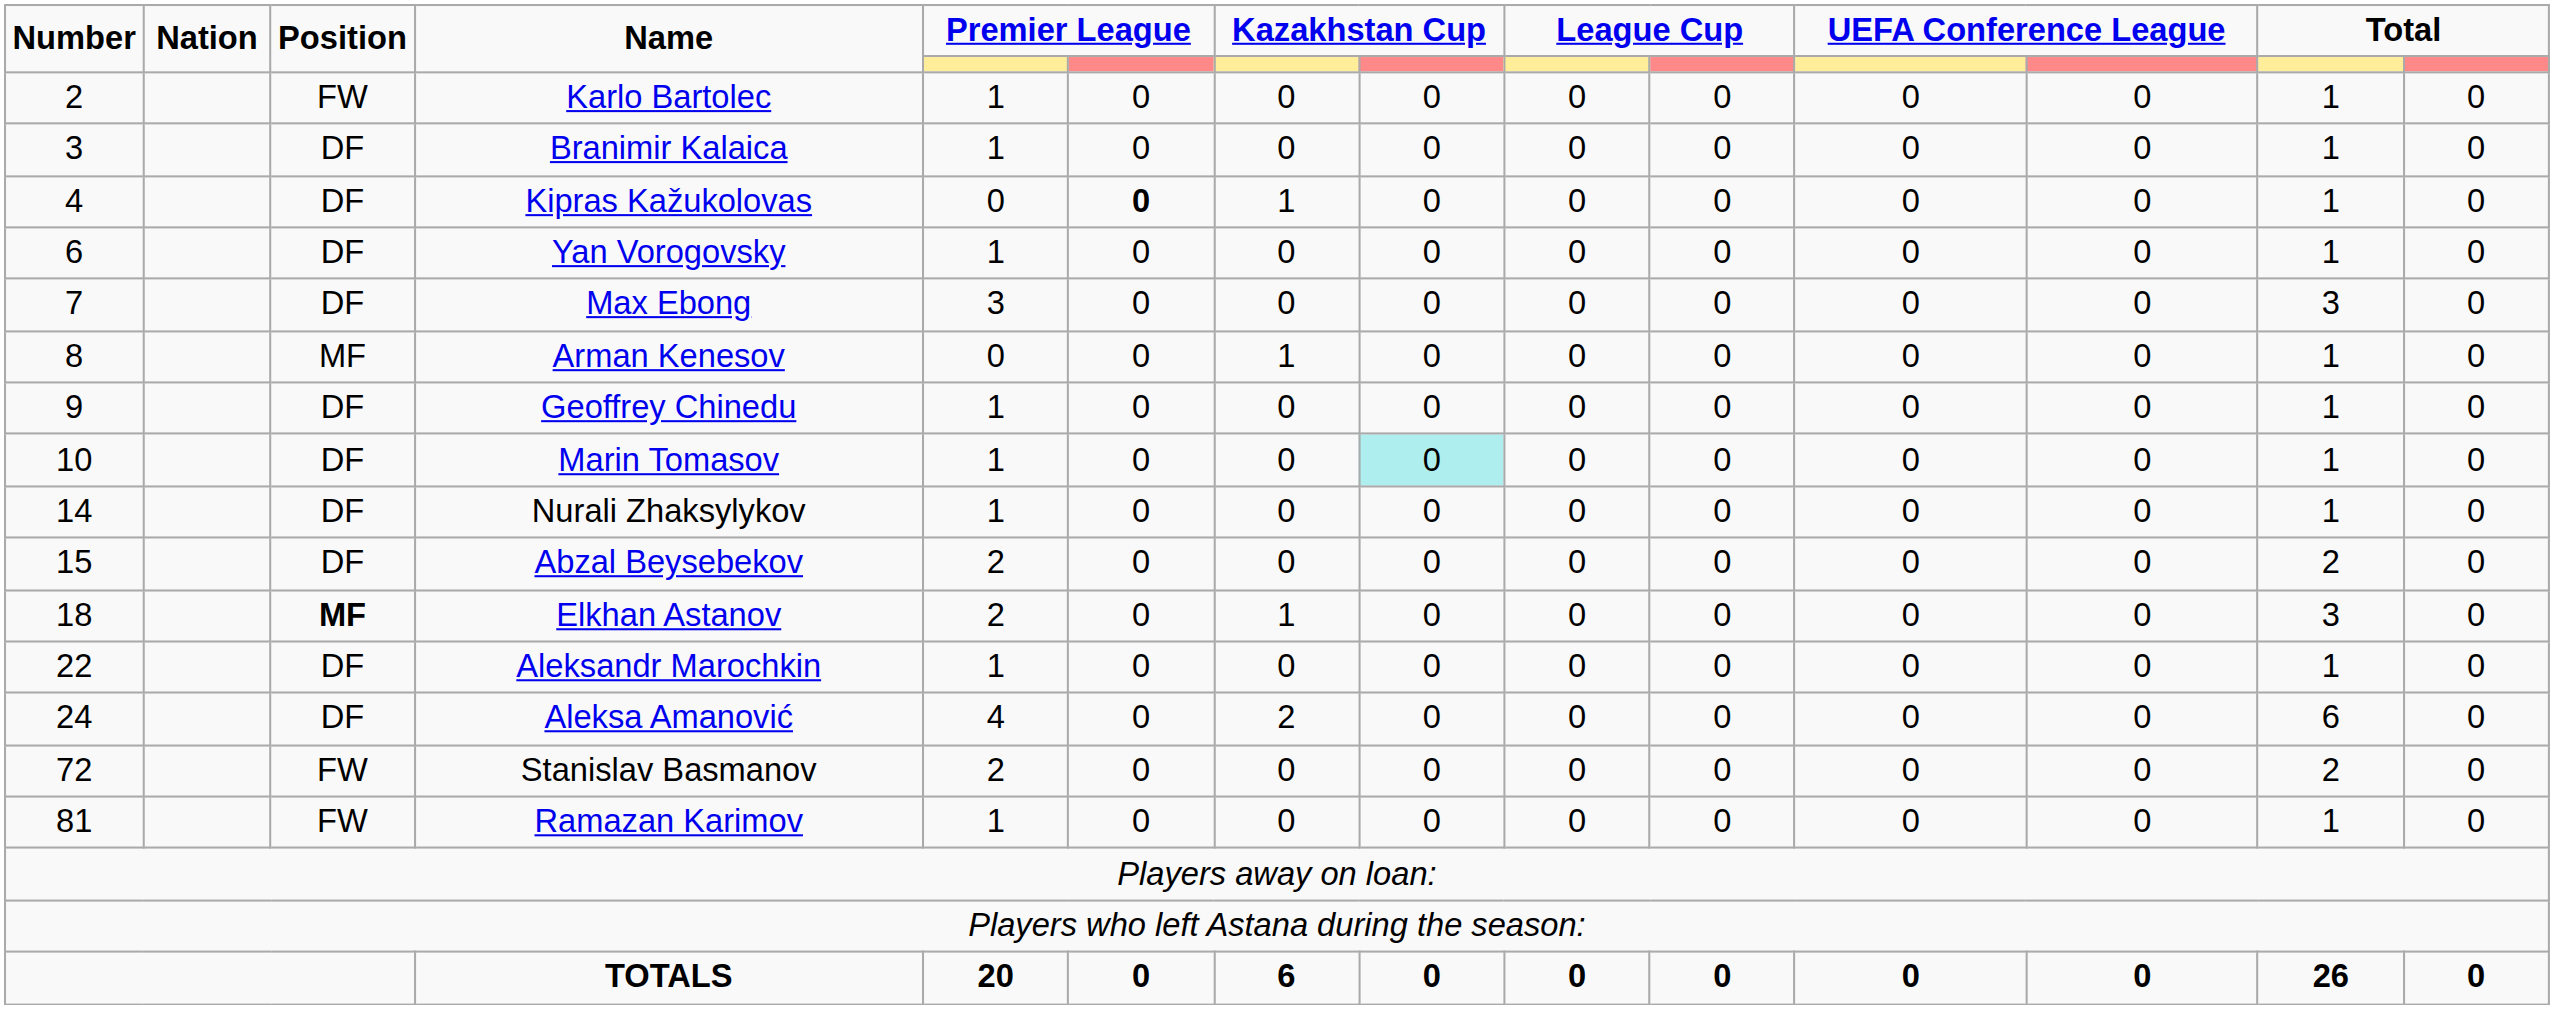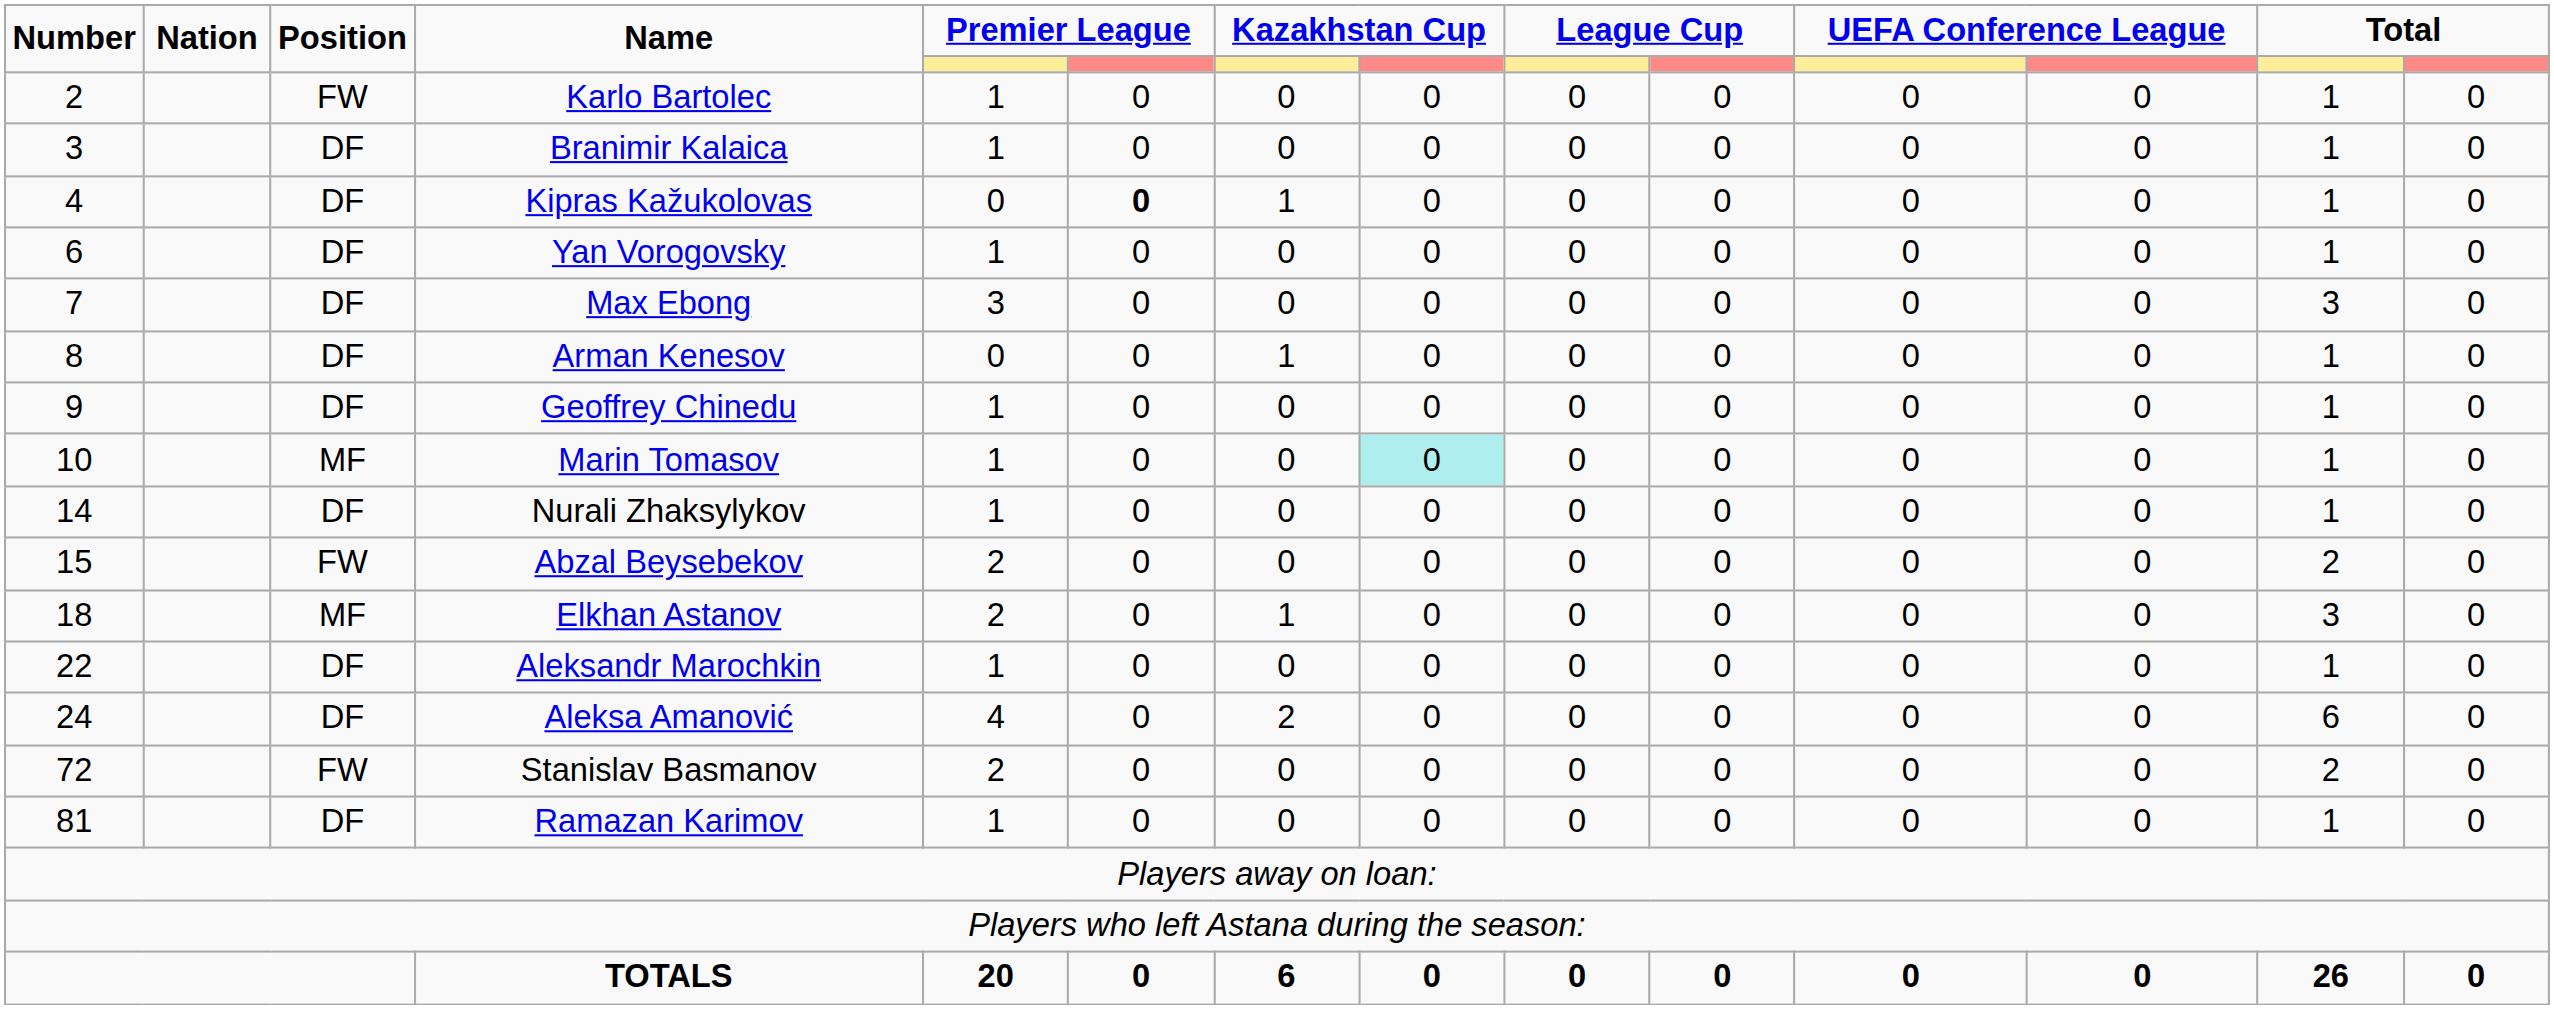(342, 356) MF -> (342, 356) DF
(342, 459) DF -> (342, 459) MF
(342, 563) DF -> (342, 563) FW
(342, 614) bold -> (342, 614) normal
(342, 821) FW -> (342, 821) DF
